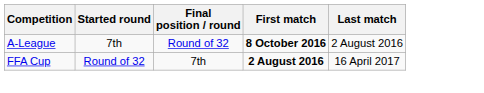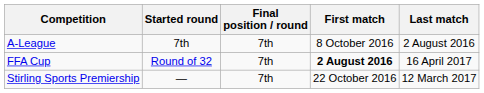(198, 43) Round of 32 -> (266, 43) 7th
(286, 43) bold -> (355, 43) normal
+ row: (73, 79)
